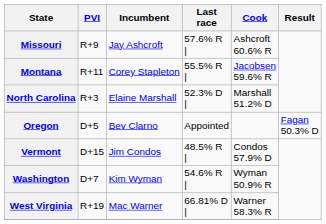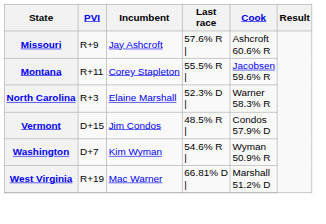(253, 98) Marshall 51.2% D -> (252, 98) Warner 58.3% R
- row: (41, 125)
(253, 206) Warner 58.3% R -> (252, 179) Marshall 51.2% D
